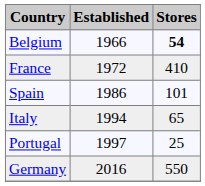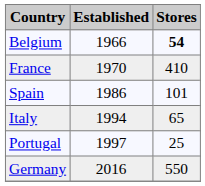(111, 67) 1972 -> (111, 67) 1970
